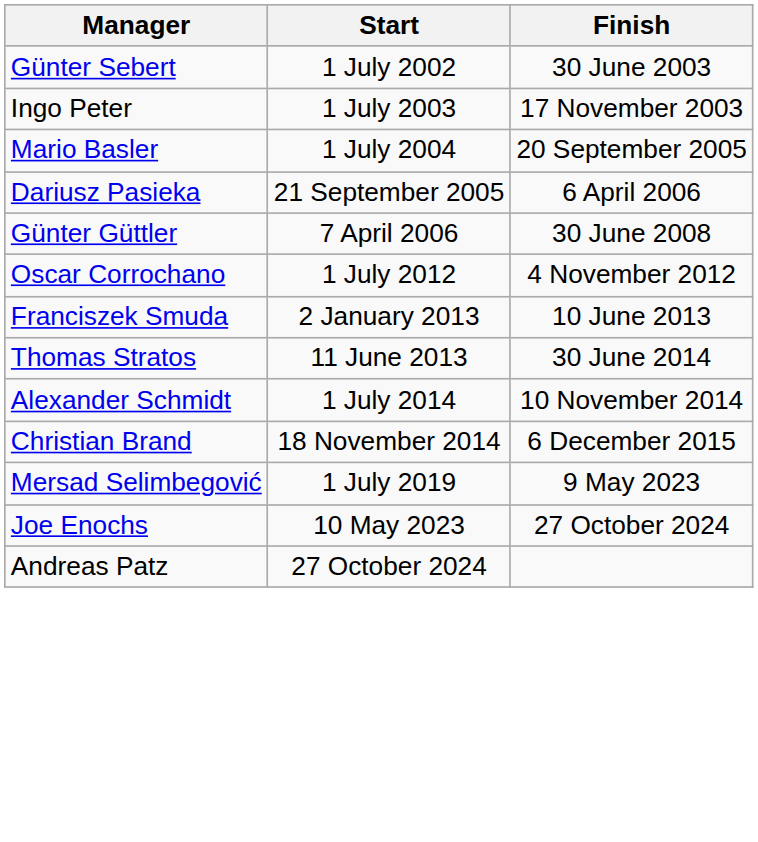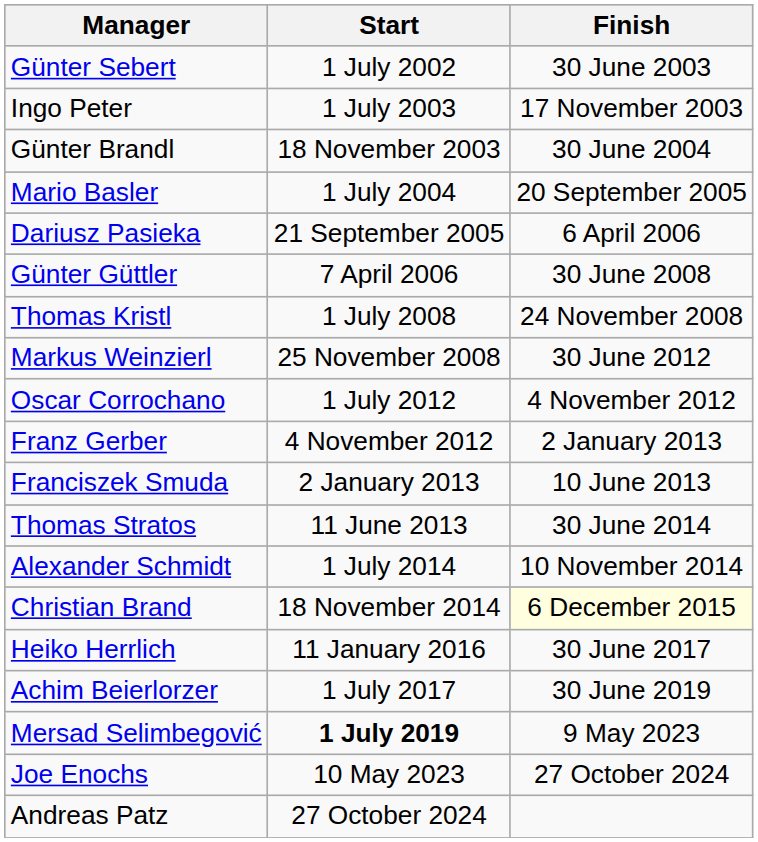+ row: (93, 150)
+ row: (91, 316)
+ row: (111, 358)
+ row: (89, 441)
(632, 441) no background -> (632, 607) lightyellow background
+ row: (93, 649)
+ row: (114, 691)
(389, 483) normal -> (389, 732) bold
